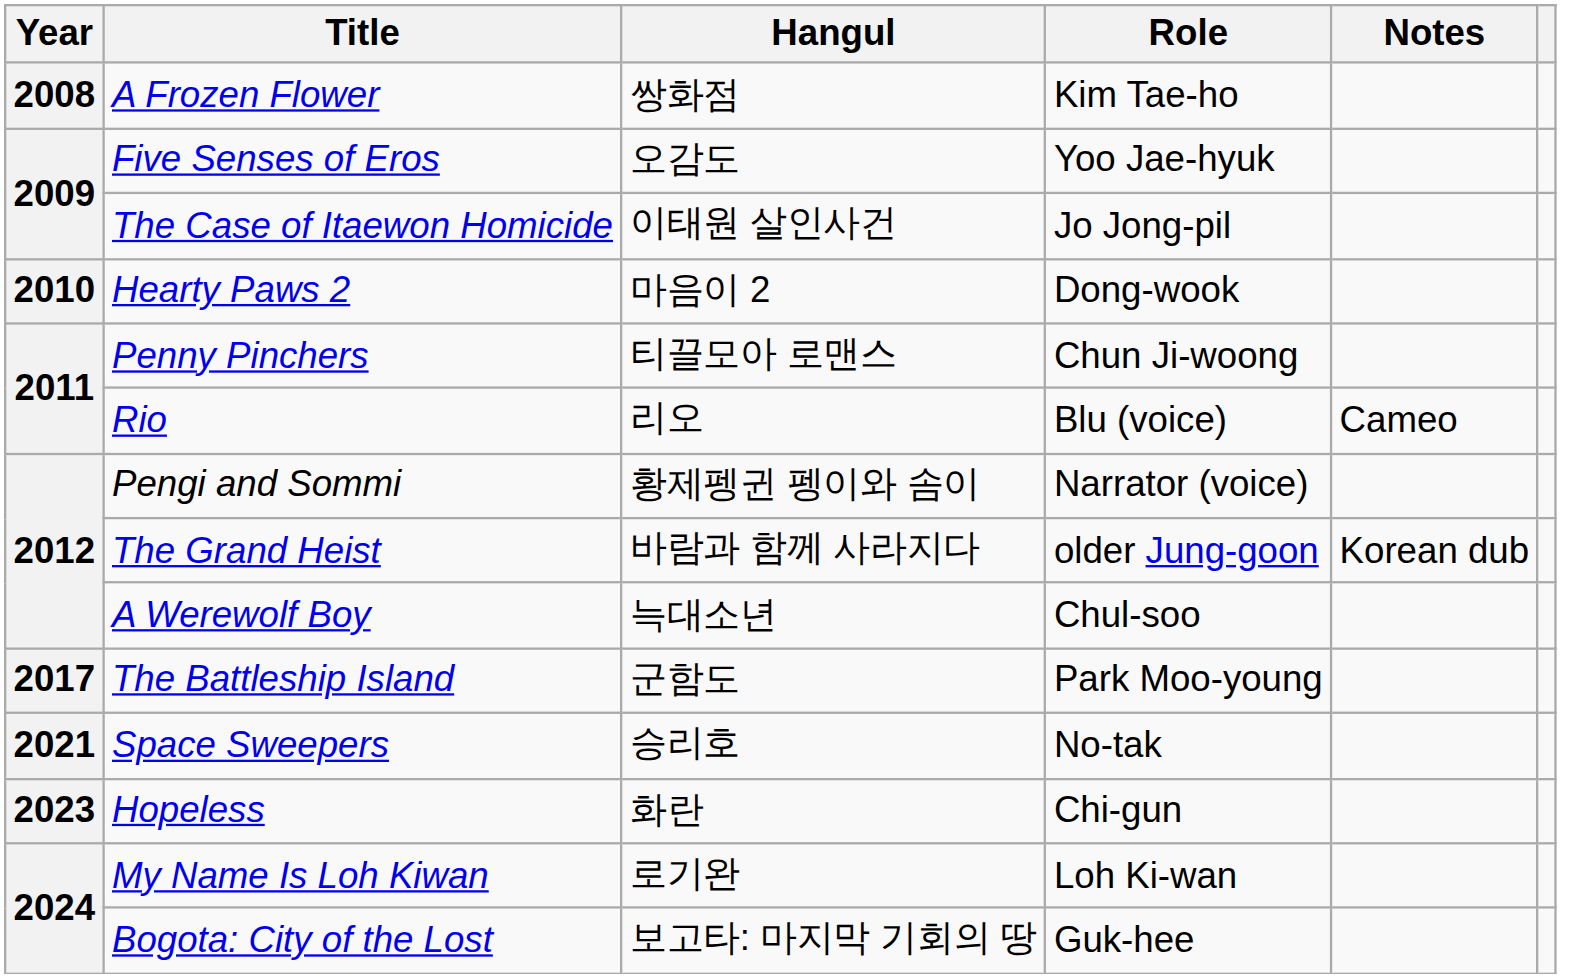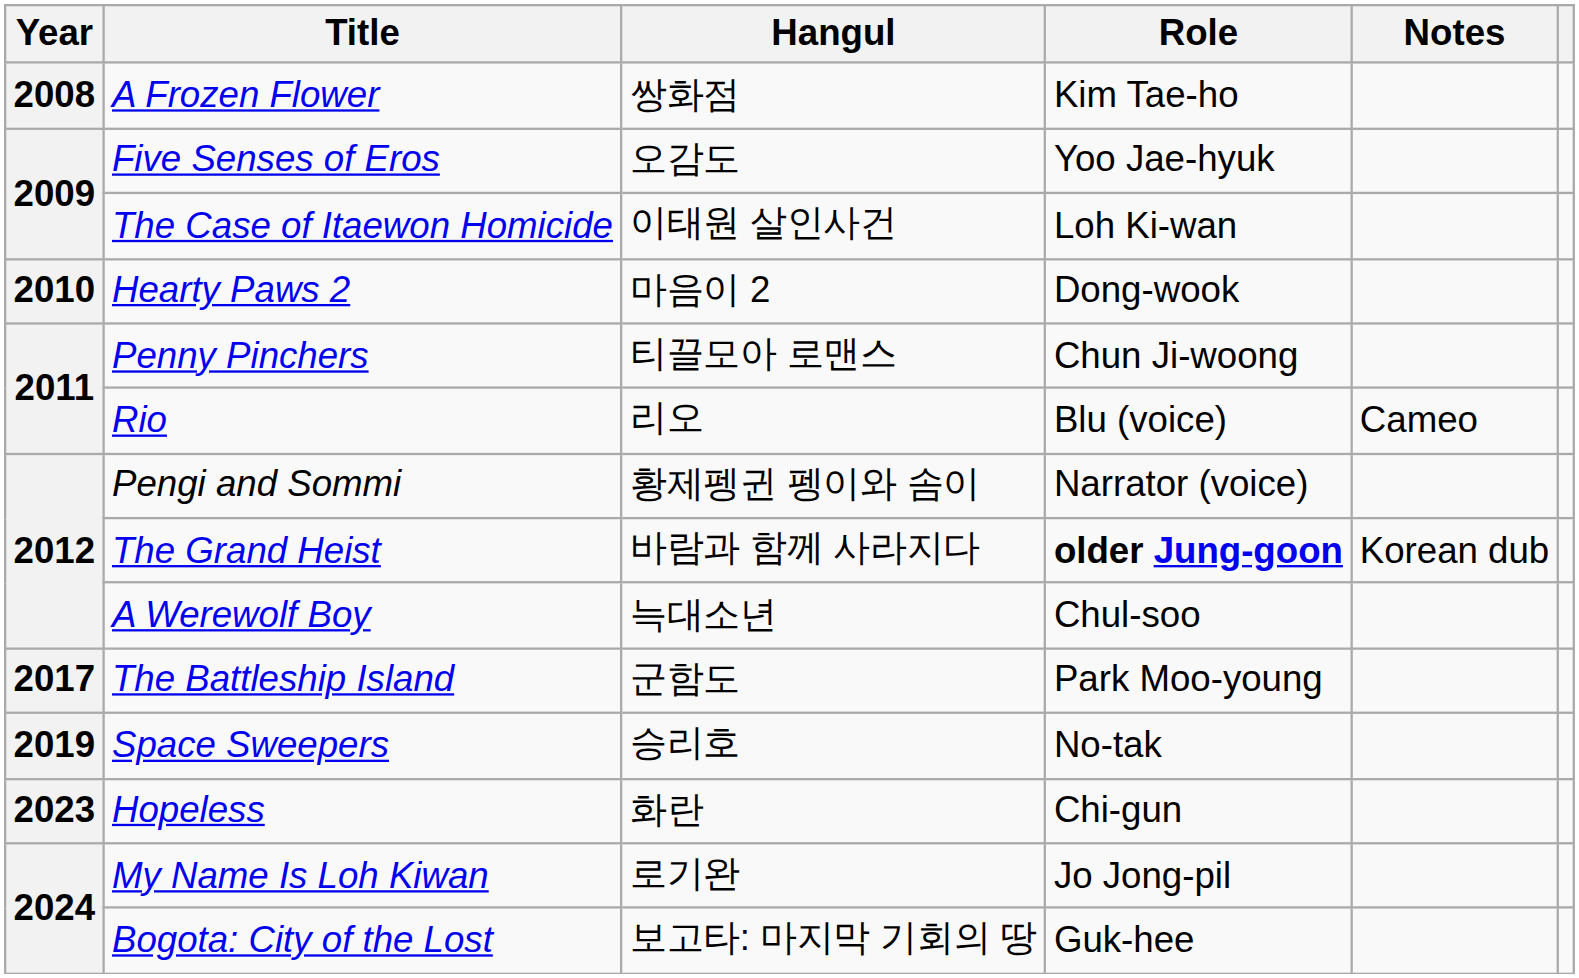(1142, 225) Jo Jong-pil -> (1146, 225) Loh Ki-wan
(1186, 549) normal -> (1198, 549) bold
(54, 744) 2021 -> (54, 744) 2019
(1146, 874) Loh Ki-wan -> (1142, 874) Jo Jong-pil
